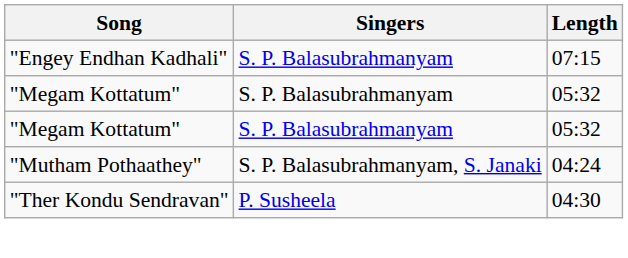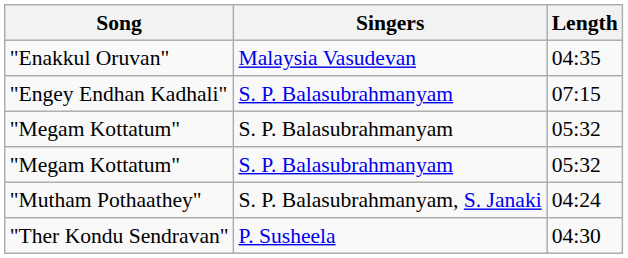+ row: (89, 58)
